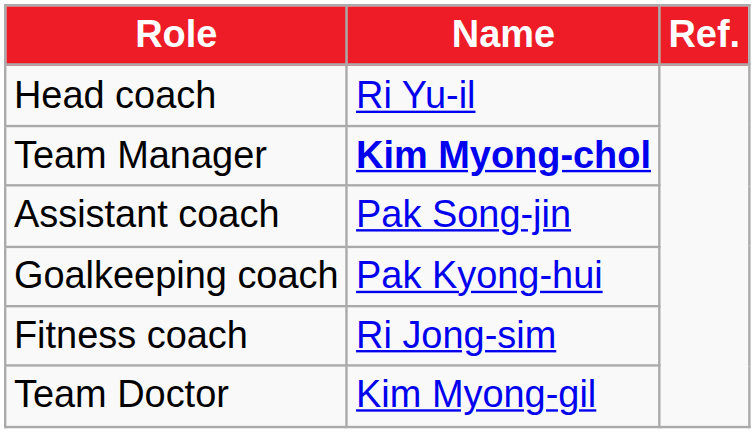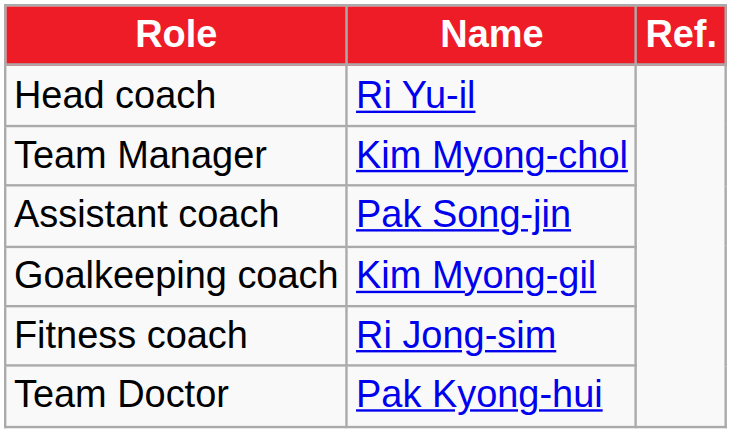(504, 154) bold -> (492, 154) normal
(479, 275) Pak Kyong-hui -> (476, 275) Kim Myong-gil
(476, 395) Kim Myong-gil -> (479, 395) Pak Kyong-hui
